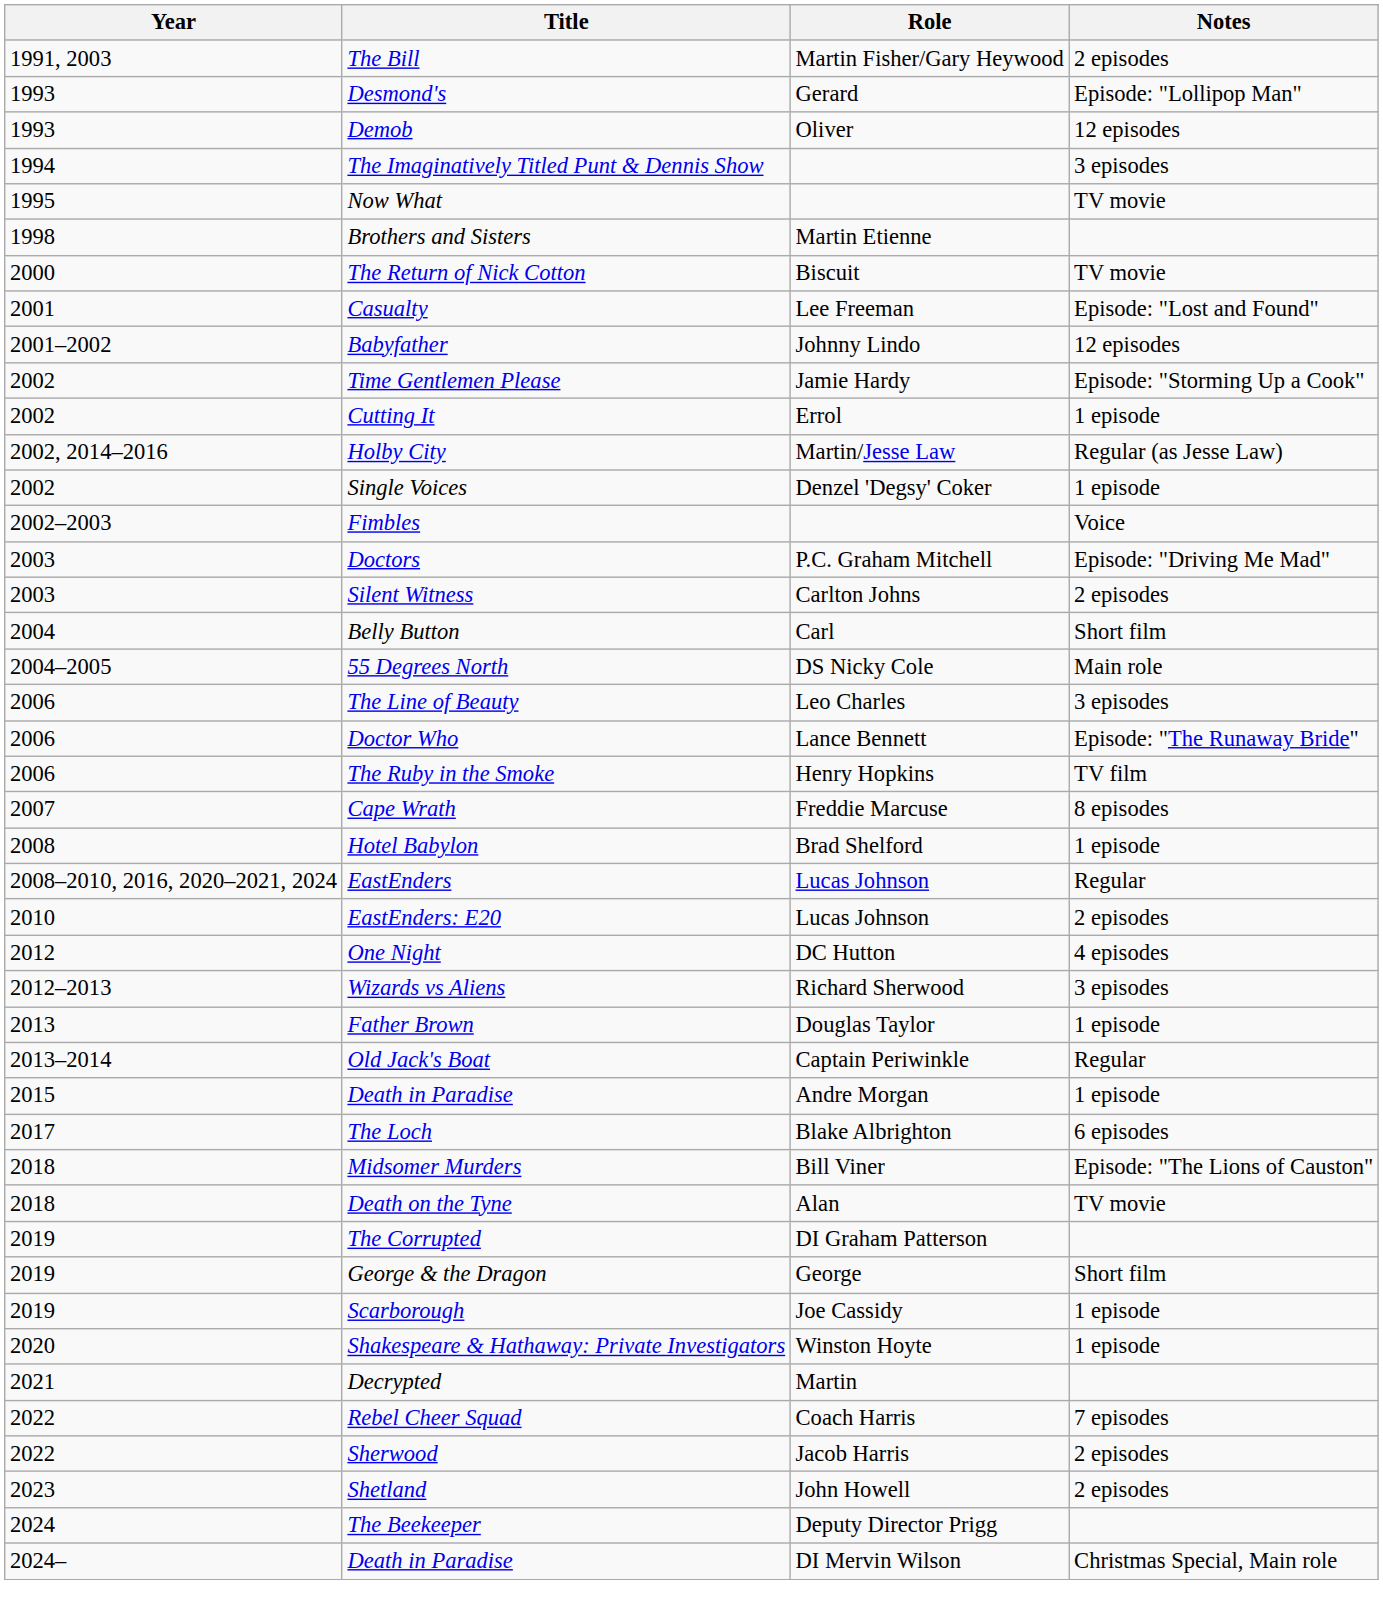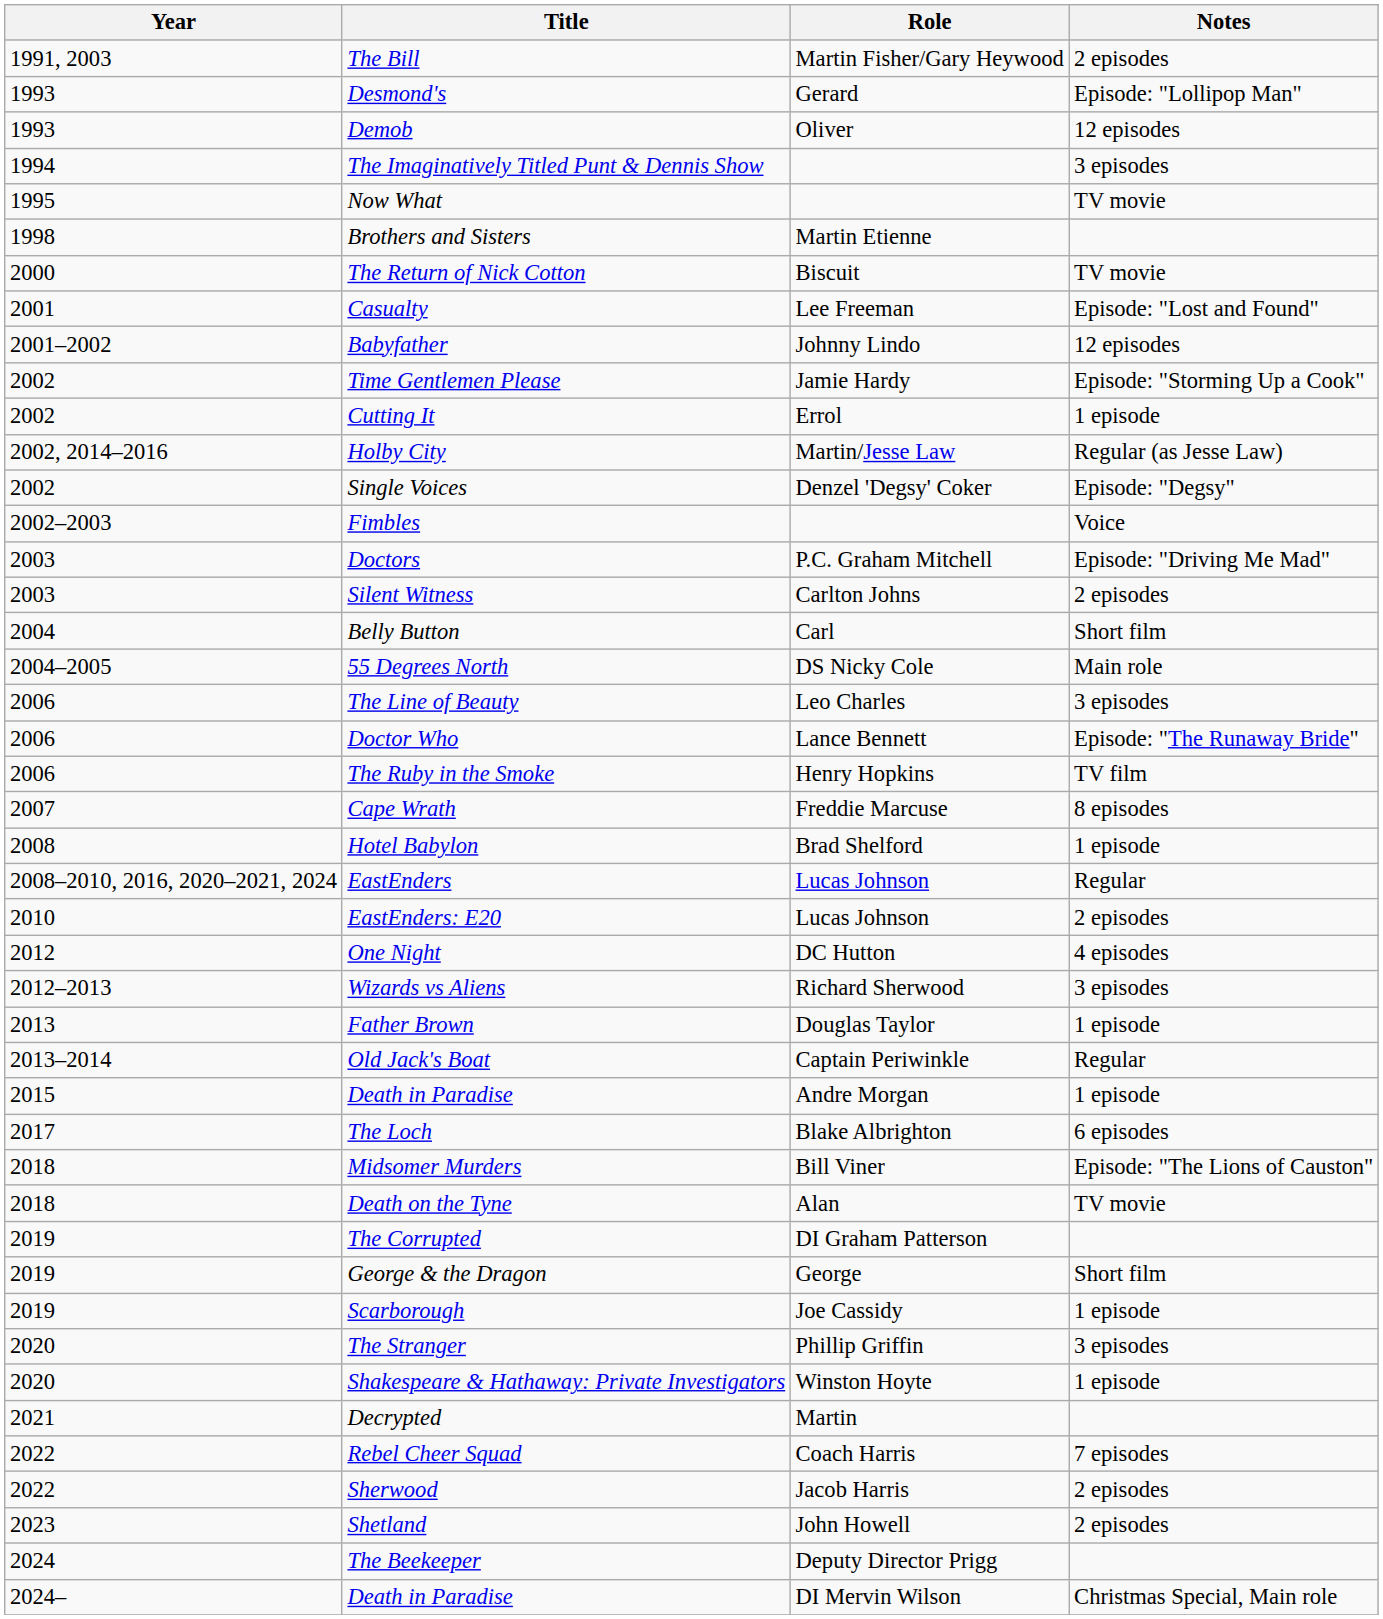(1117, 487) 1 episode -> (1154, 487) Episode: "Degsy"
+ row: (407, 1346)
